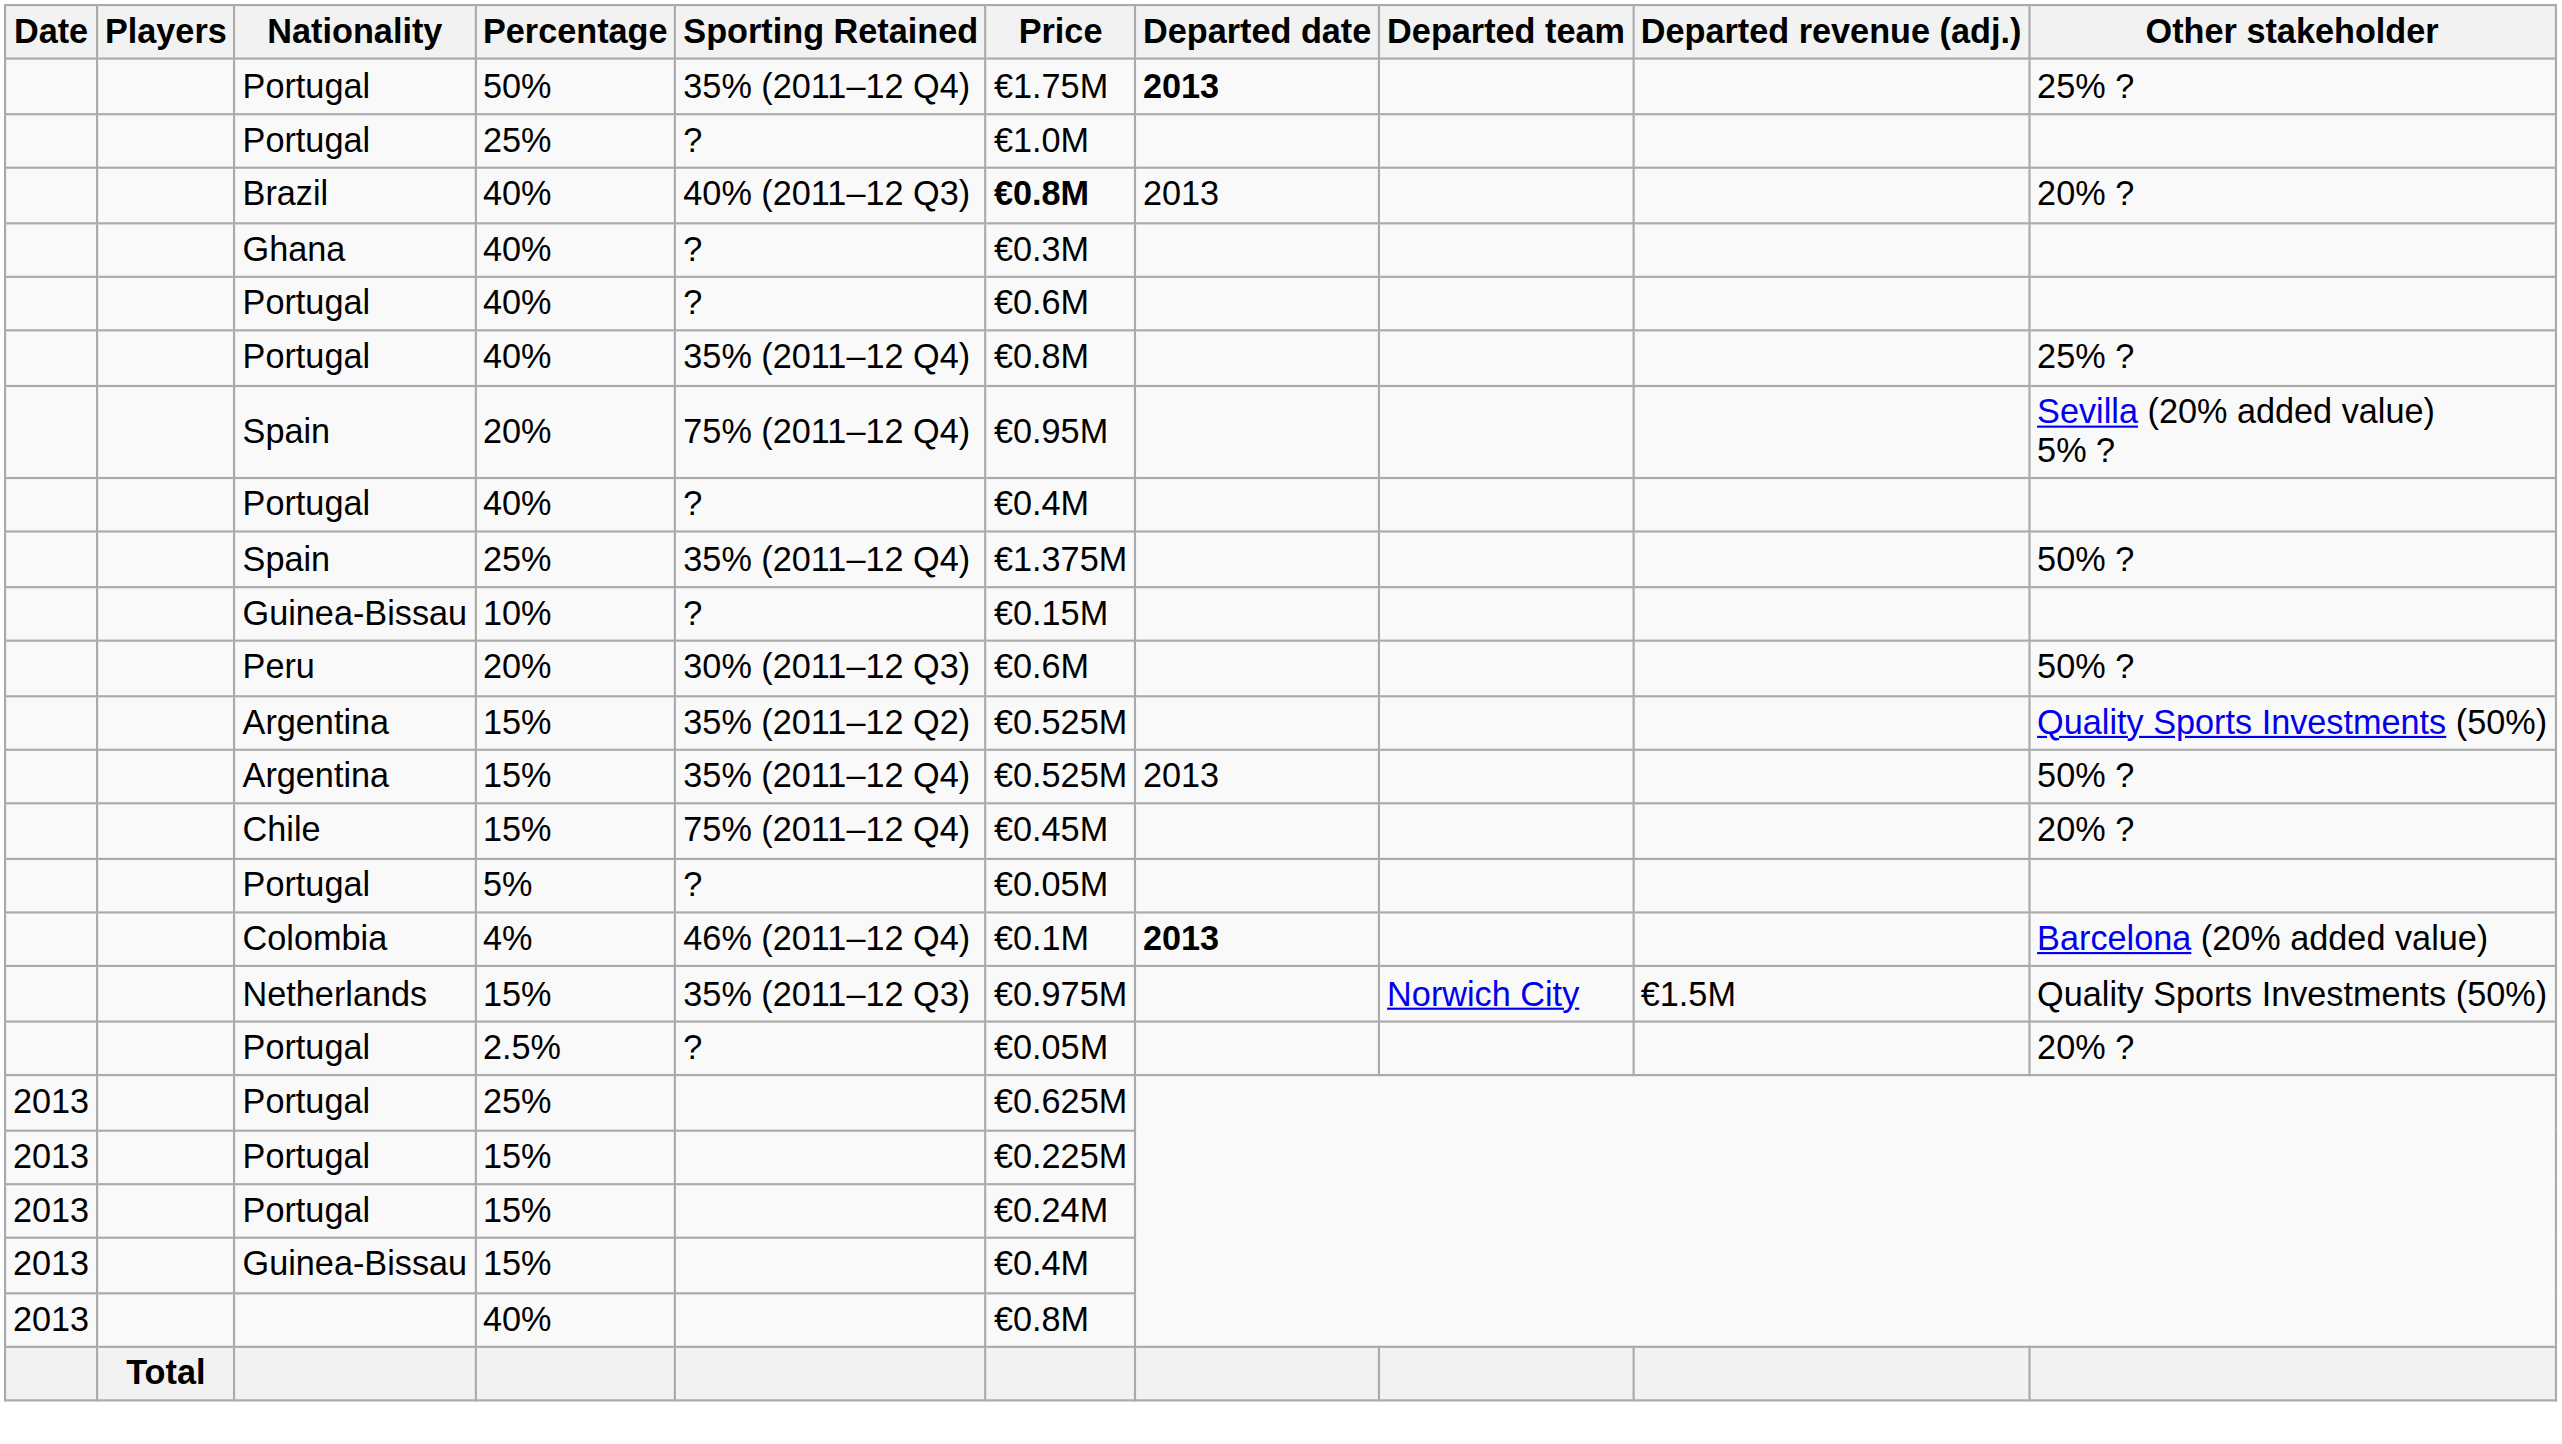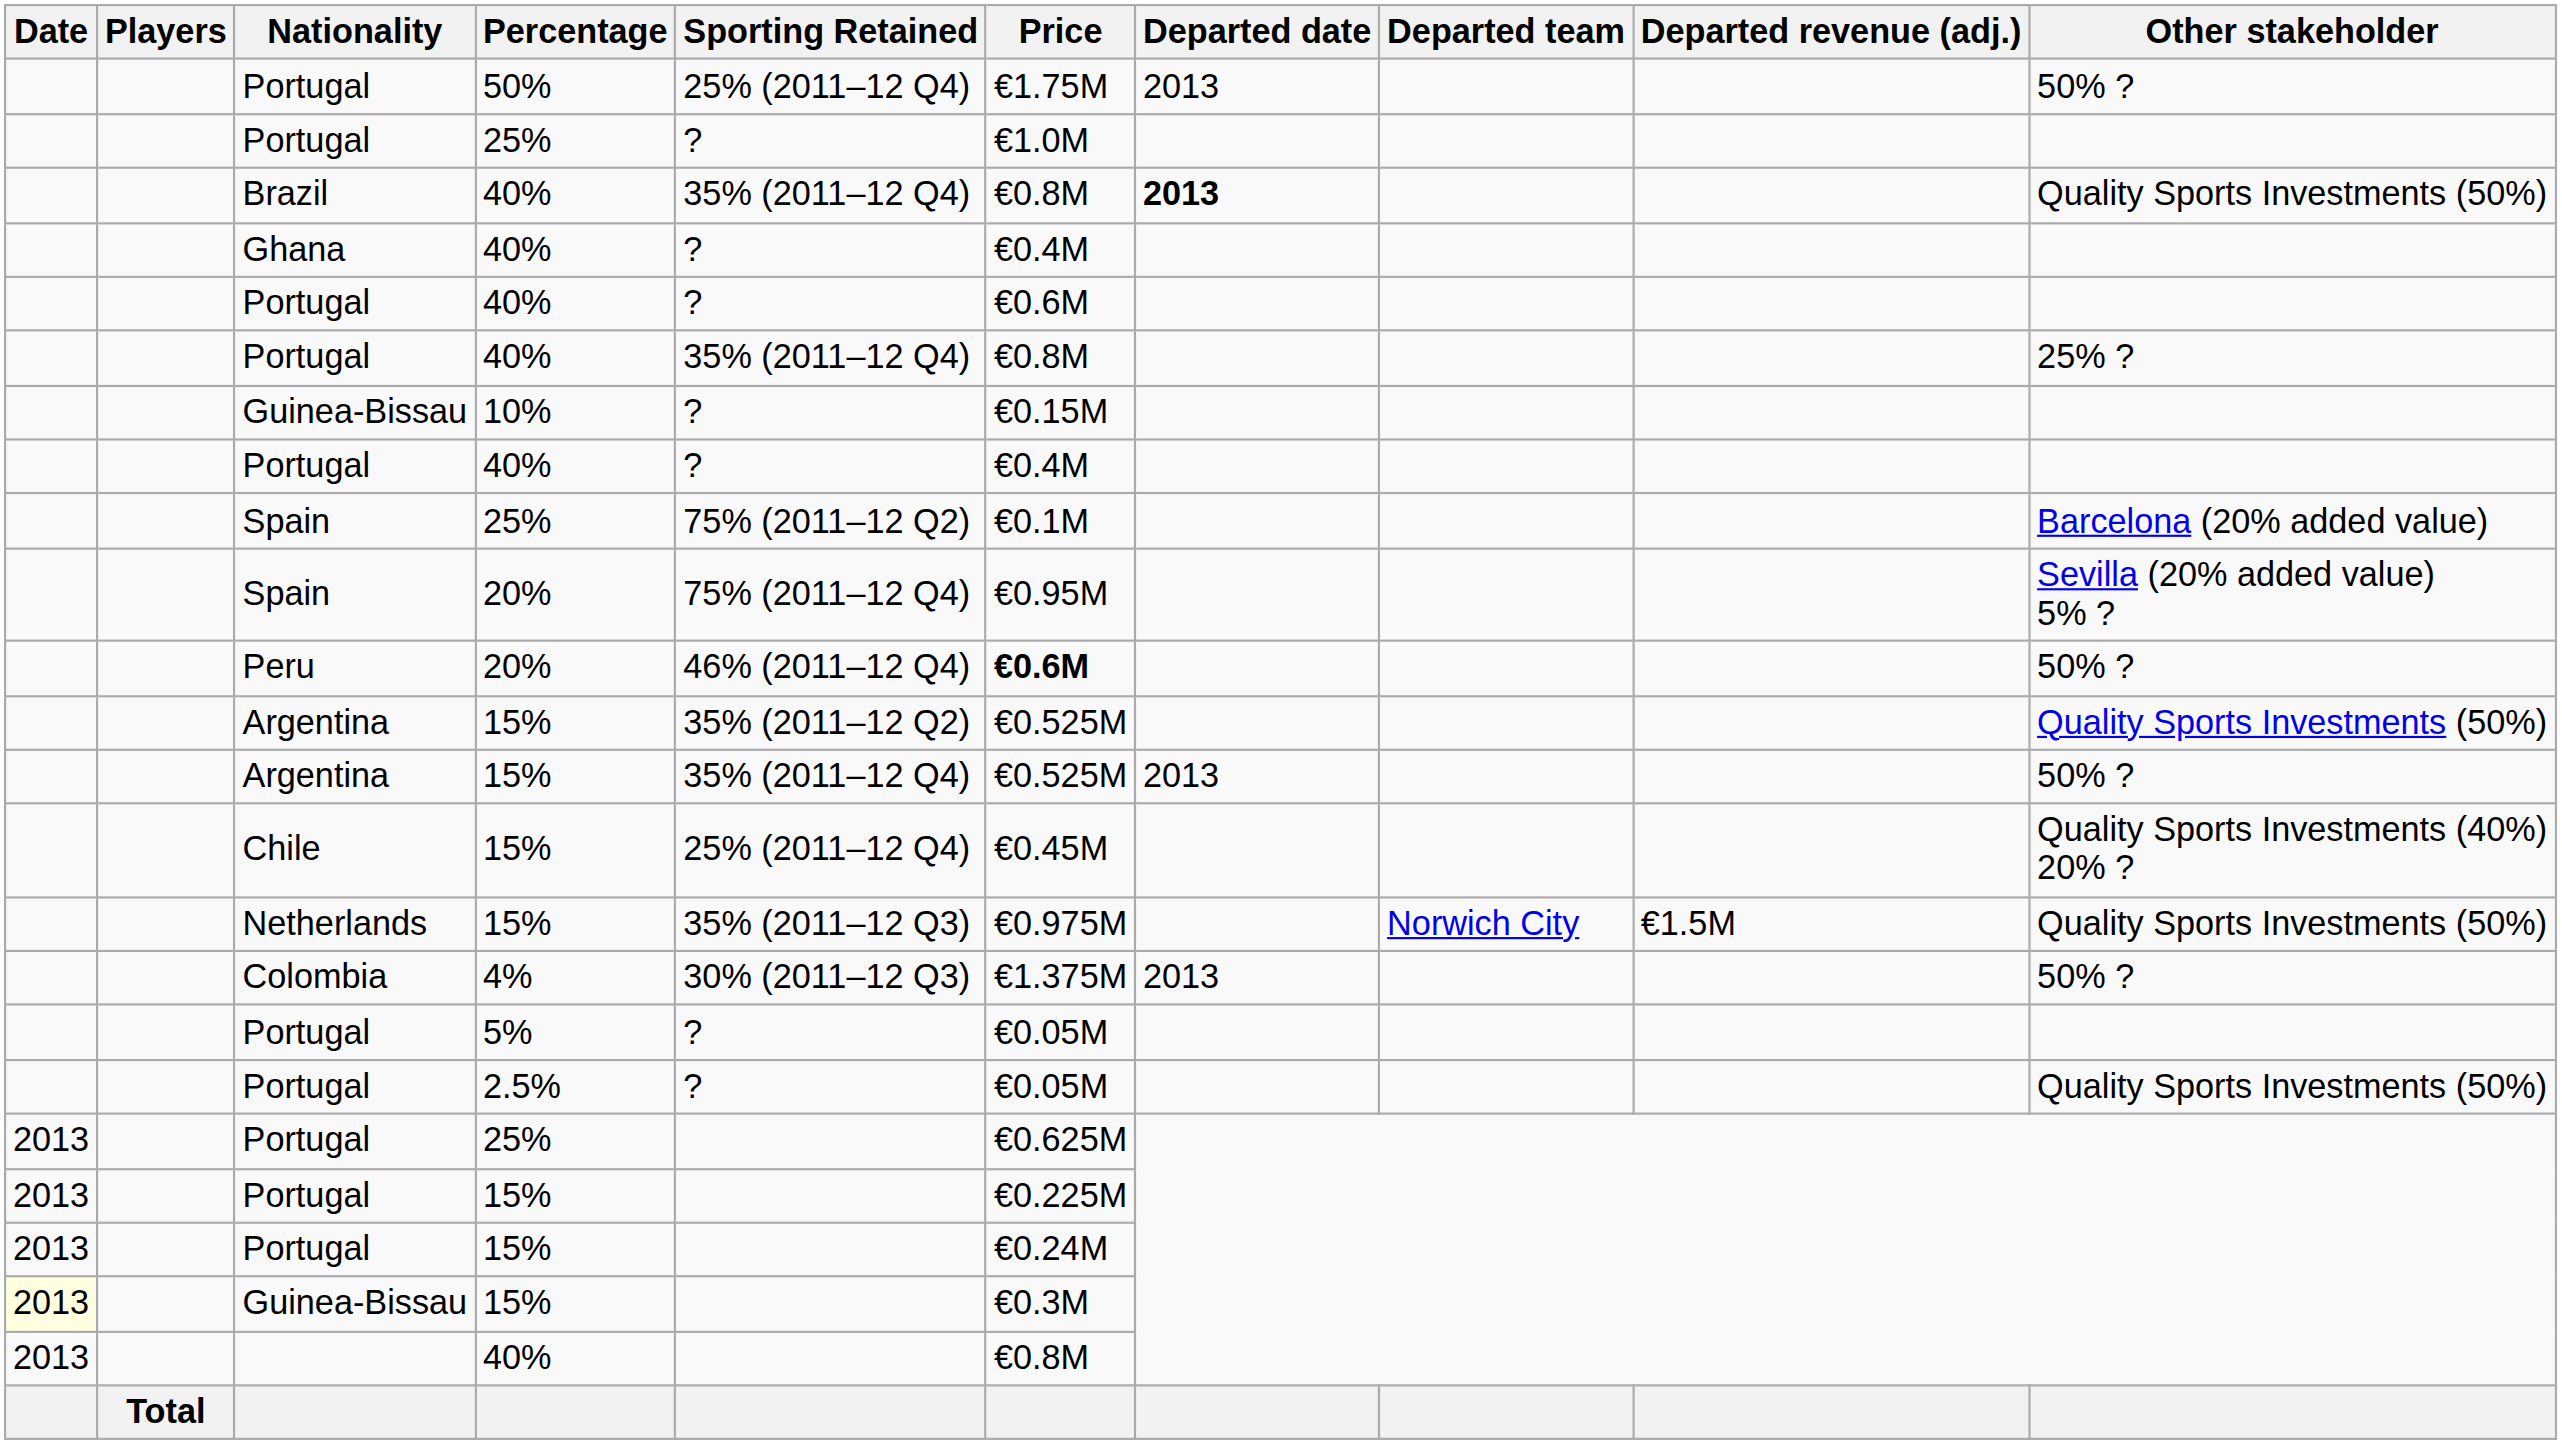(827, 85) 35% (2011–12 Q4) -> (827, 85) 25% (2011–12 Q4)
(1181, 85) bold -> (1181, 85) normal
(2086, 85) 25% ? -> (2086, 85) 50% ?
(827, 194) 40% (2011–12 Q3) -> (827, 194) 35% (2011–12 Q4)
(1042, 194) bold -> (1042, 194) normal
(1181, 194) normal -> (1181, 194) bold
(2086, 194) 20% ? -> (2292, 194) Quality Sports Investments (50%)
(1042, 248) €0.3M -> (1042, 248) €0.4M
rows swapped: (355, 613) <-> (286, 431)
(827, 558) 35% (2011–12 Q4) -> (827, 520) 75% (2011–12 Q2)
(1061, 558) €1.375M -> (1042, 520) €0.1M
(2086, 558) 50% ? -> (2263, 520) Barcelona (20% added value)
(827, 667) 30% (2011–12 Q3) -> (827, 667) 46% (2011–12 Q4)
(1042, 667) normal -> (1042, 667) bold
(827, 830) 75% (2011–12 Q4) -> (827, 849) 25% (2011–12 Q4)
(2086, 830) 20% ? -> (2292, 849) Quality Sports Investments (40%) 20% ?
rows swapped: (335, 993) <-> (306, 884)
(827, 939) 46% (2011–12 Q4) -> (827, 977) 30% (2011–12 Q3)
(1042, 939) €0.1M -> (1061, 977) €1.375M
(1181, 939) bold -> (1181, 977) normal
(2263, 939) Barcelona (20% added value) -> (2086, 977) 50% ?
(2086, 1047) 20% ? -> (2292, 1086) Quality Sports Investments (50%)
(51, 1264) no background -> (51, 1303) lightyellow background
(1042, 1264) €0.4M -> (1042, 1303) €0.3M
